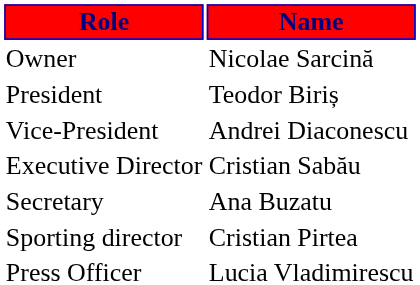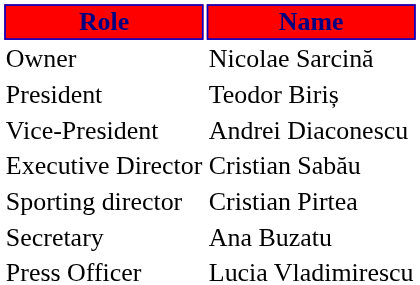rows swapped: (94, 237) <-> (55, 201)
